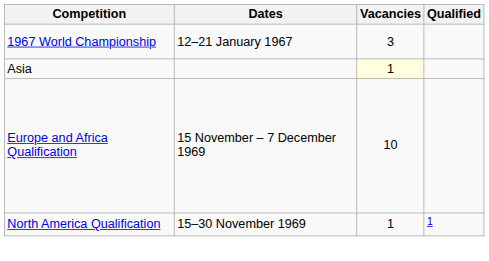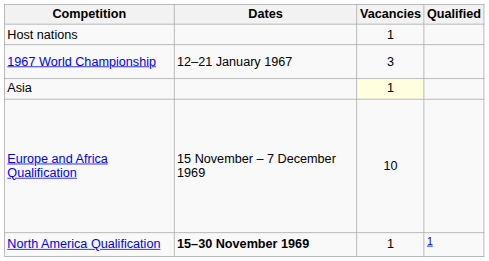+ row: (42, 34)
(242, 224) normal -> (243, 244) bold
